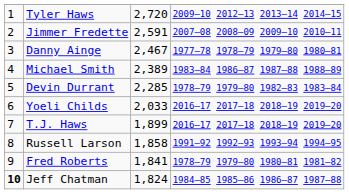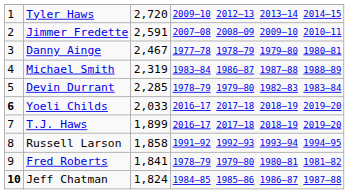(151, 69) 2,389 -> (151, 69) 2,319
(11, 106) normal -> (11, 106) bold
